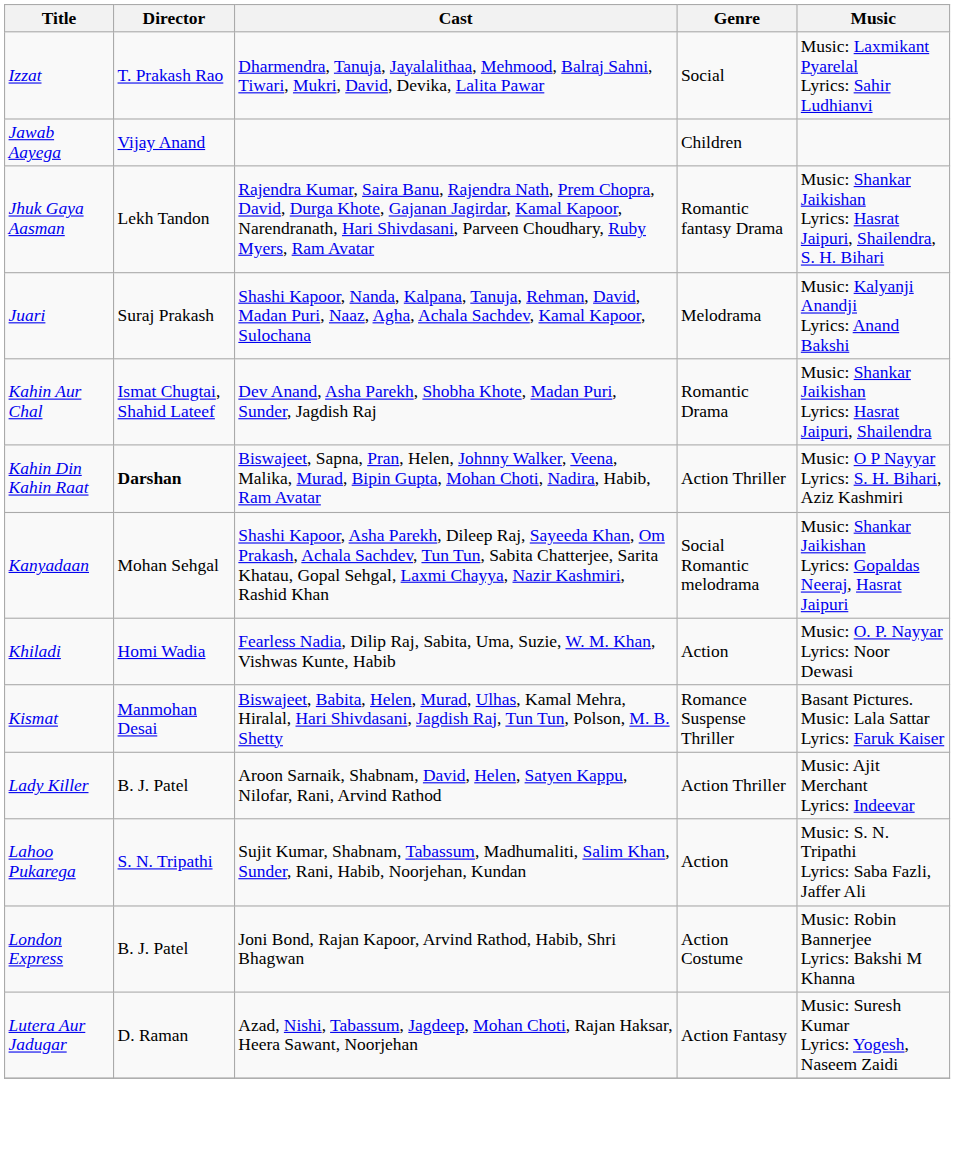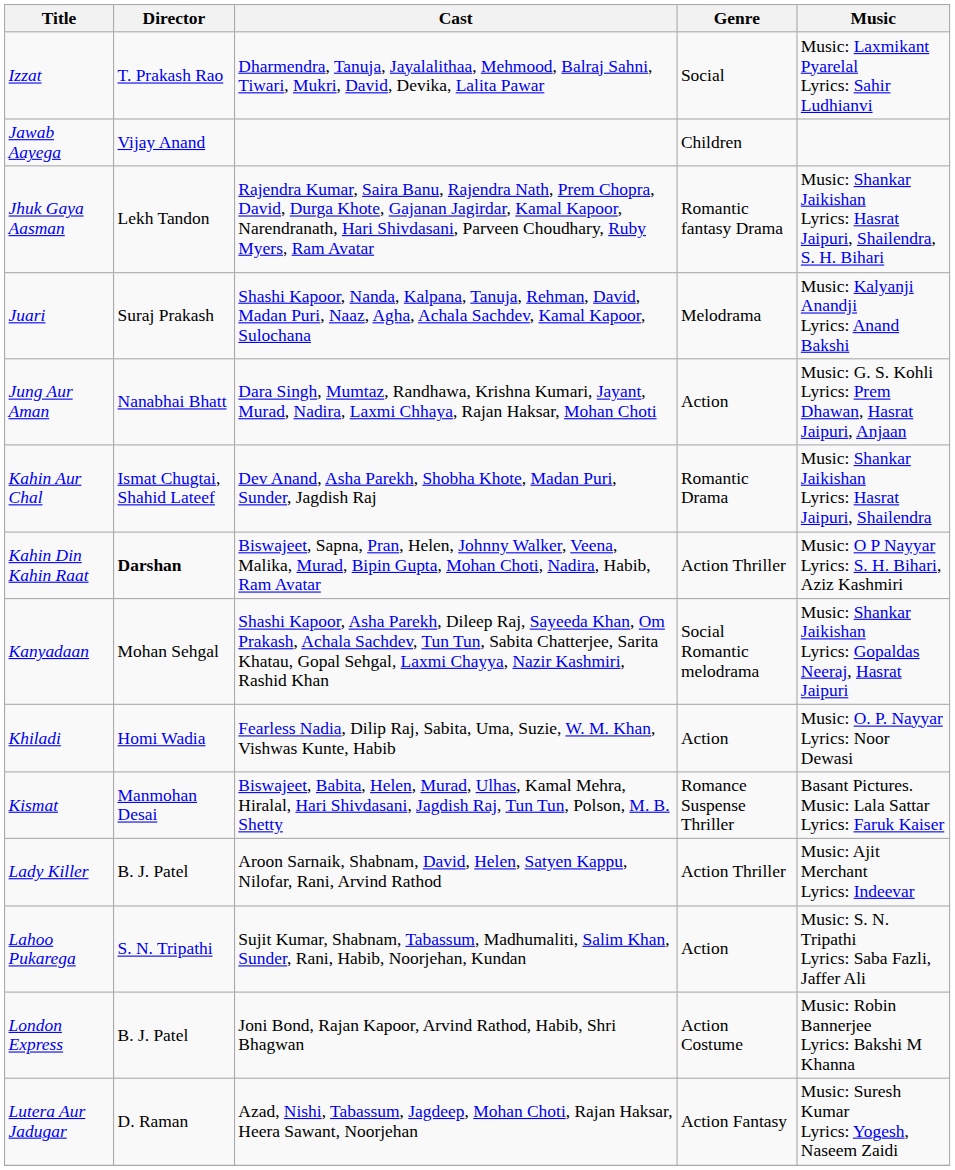+ row: (41, 401)
